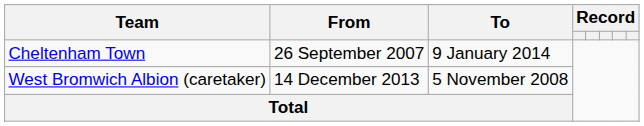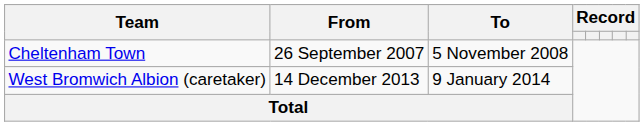(491, 53) 9 January 2014 -> (500, 53) 5 November 2008
(500, 80) 5 November 2008 -> (491, 80) 9 January 2014
